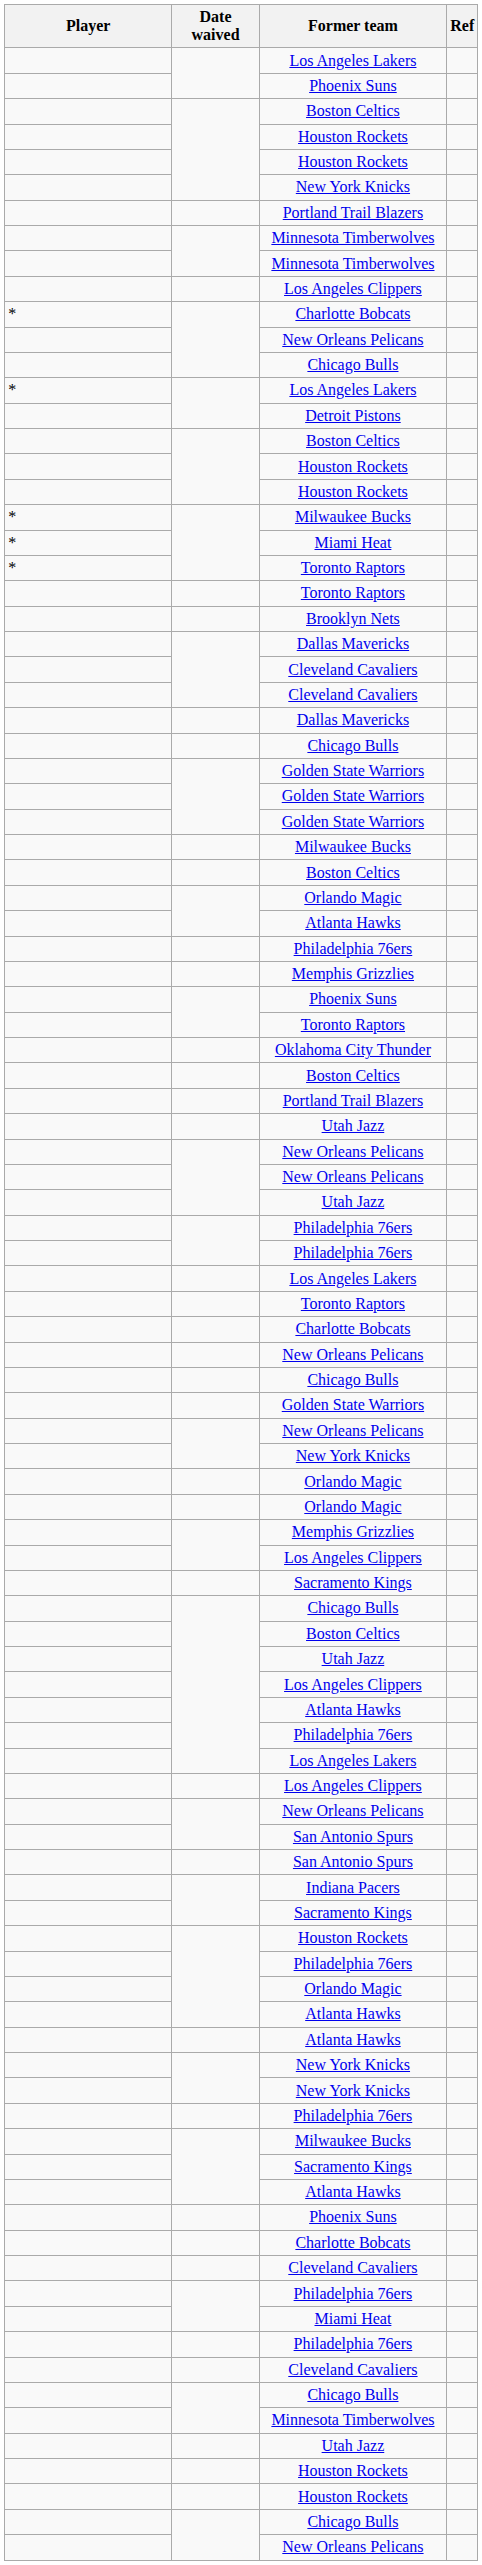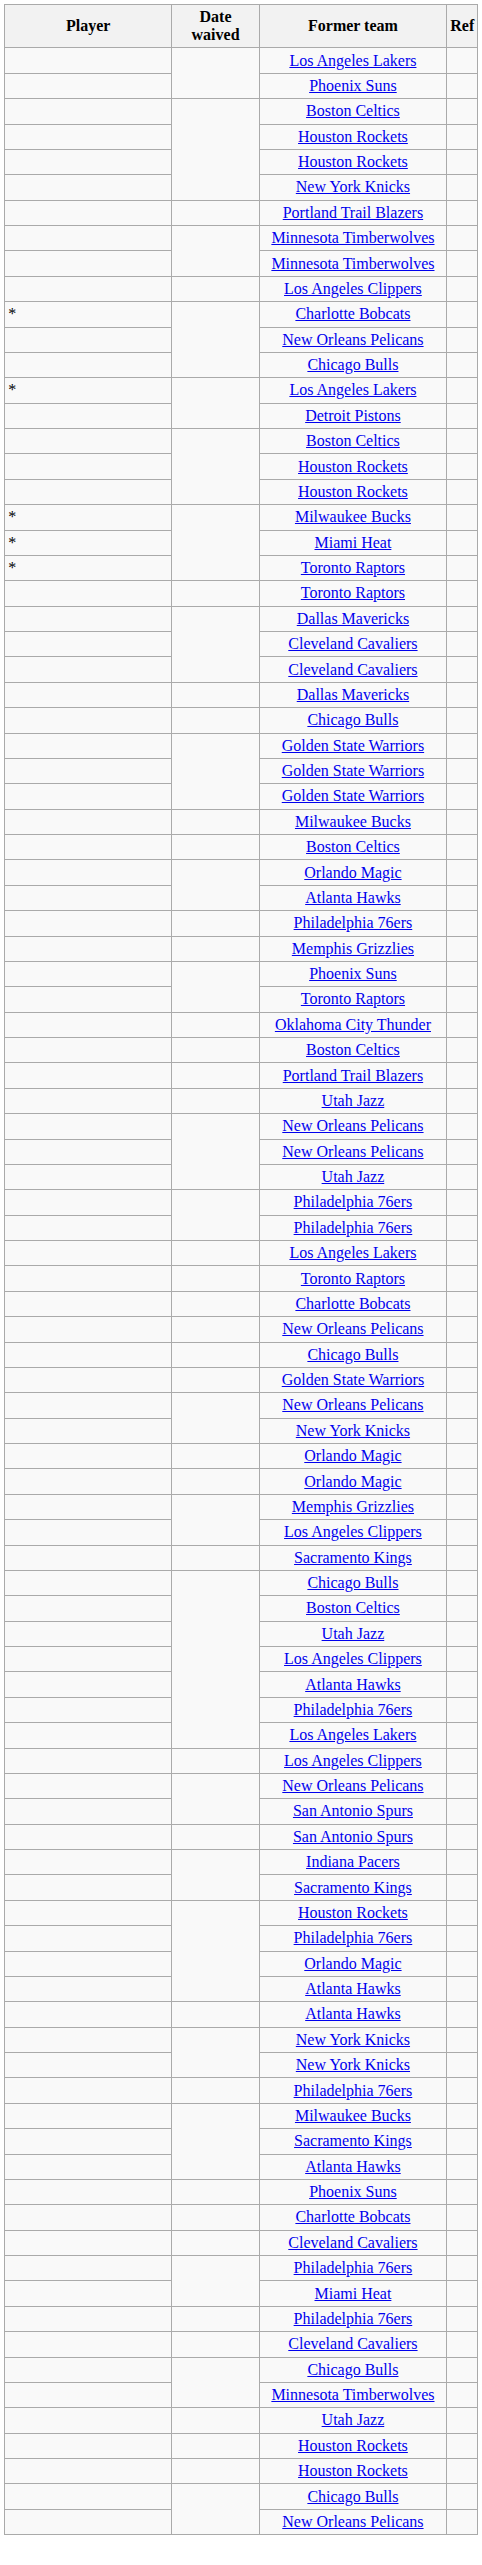- row: (88, 619)
